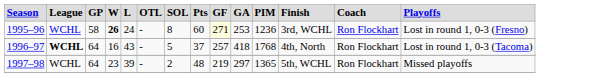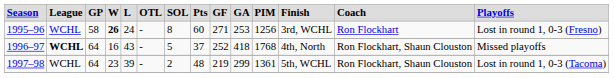(221, 30) lightyellow background -> (221, 30) no background
(265, 30) 1236 -> (265, 30) 1256
(221, 47) 257 -> (221, 47) 252
(368, 47) Ron Flockhart -> (404, 47) Ron Flockhart, Shaun Clouston
(468, 47) Lost in round 1, 0-3 (Tacoma) -> (511, 47) Missed playoffs
(242, 64) 297 -> (242, 64) 299
(265, 64) 1365 -> (265, 64) 1361
(368, 64) Ron Flockhart -> (404, 64) Ron Flockhart, Shaun Clouston
(438, 64) Missed playoffs -> (542, 64) Lost in round 1, 0-3 (Tacoma)
